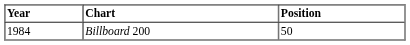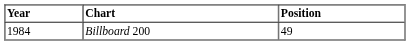(287, 31) 50 -> (287, 31) 49
